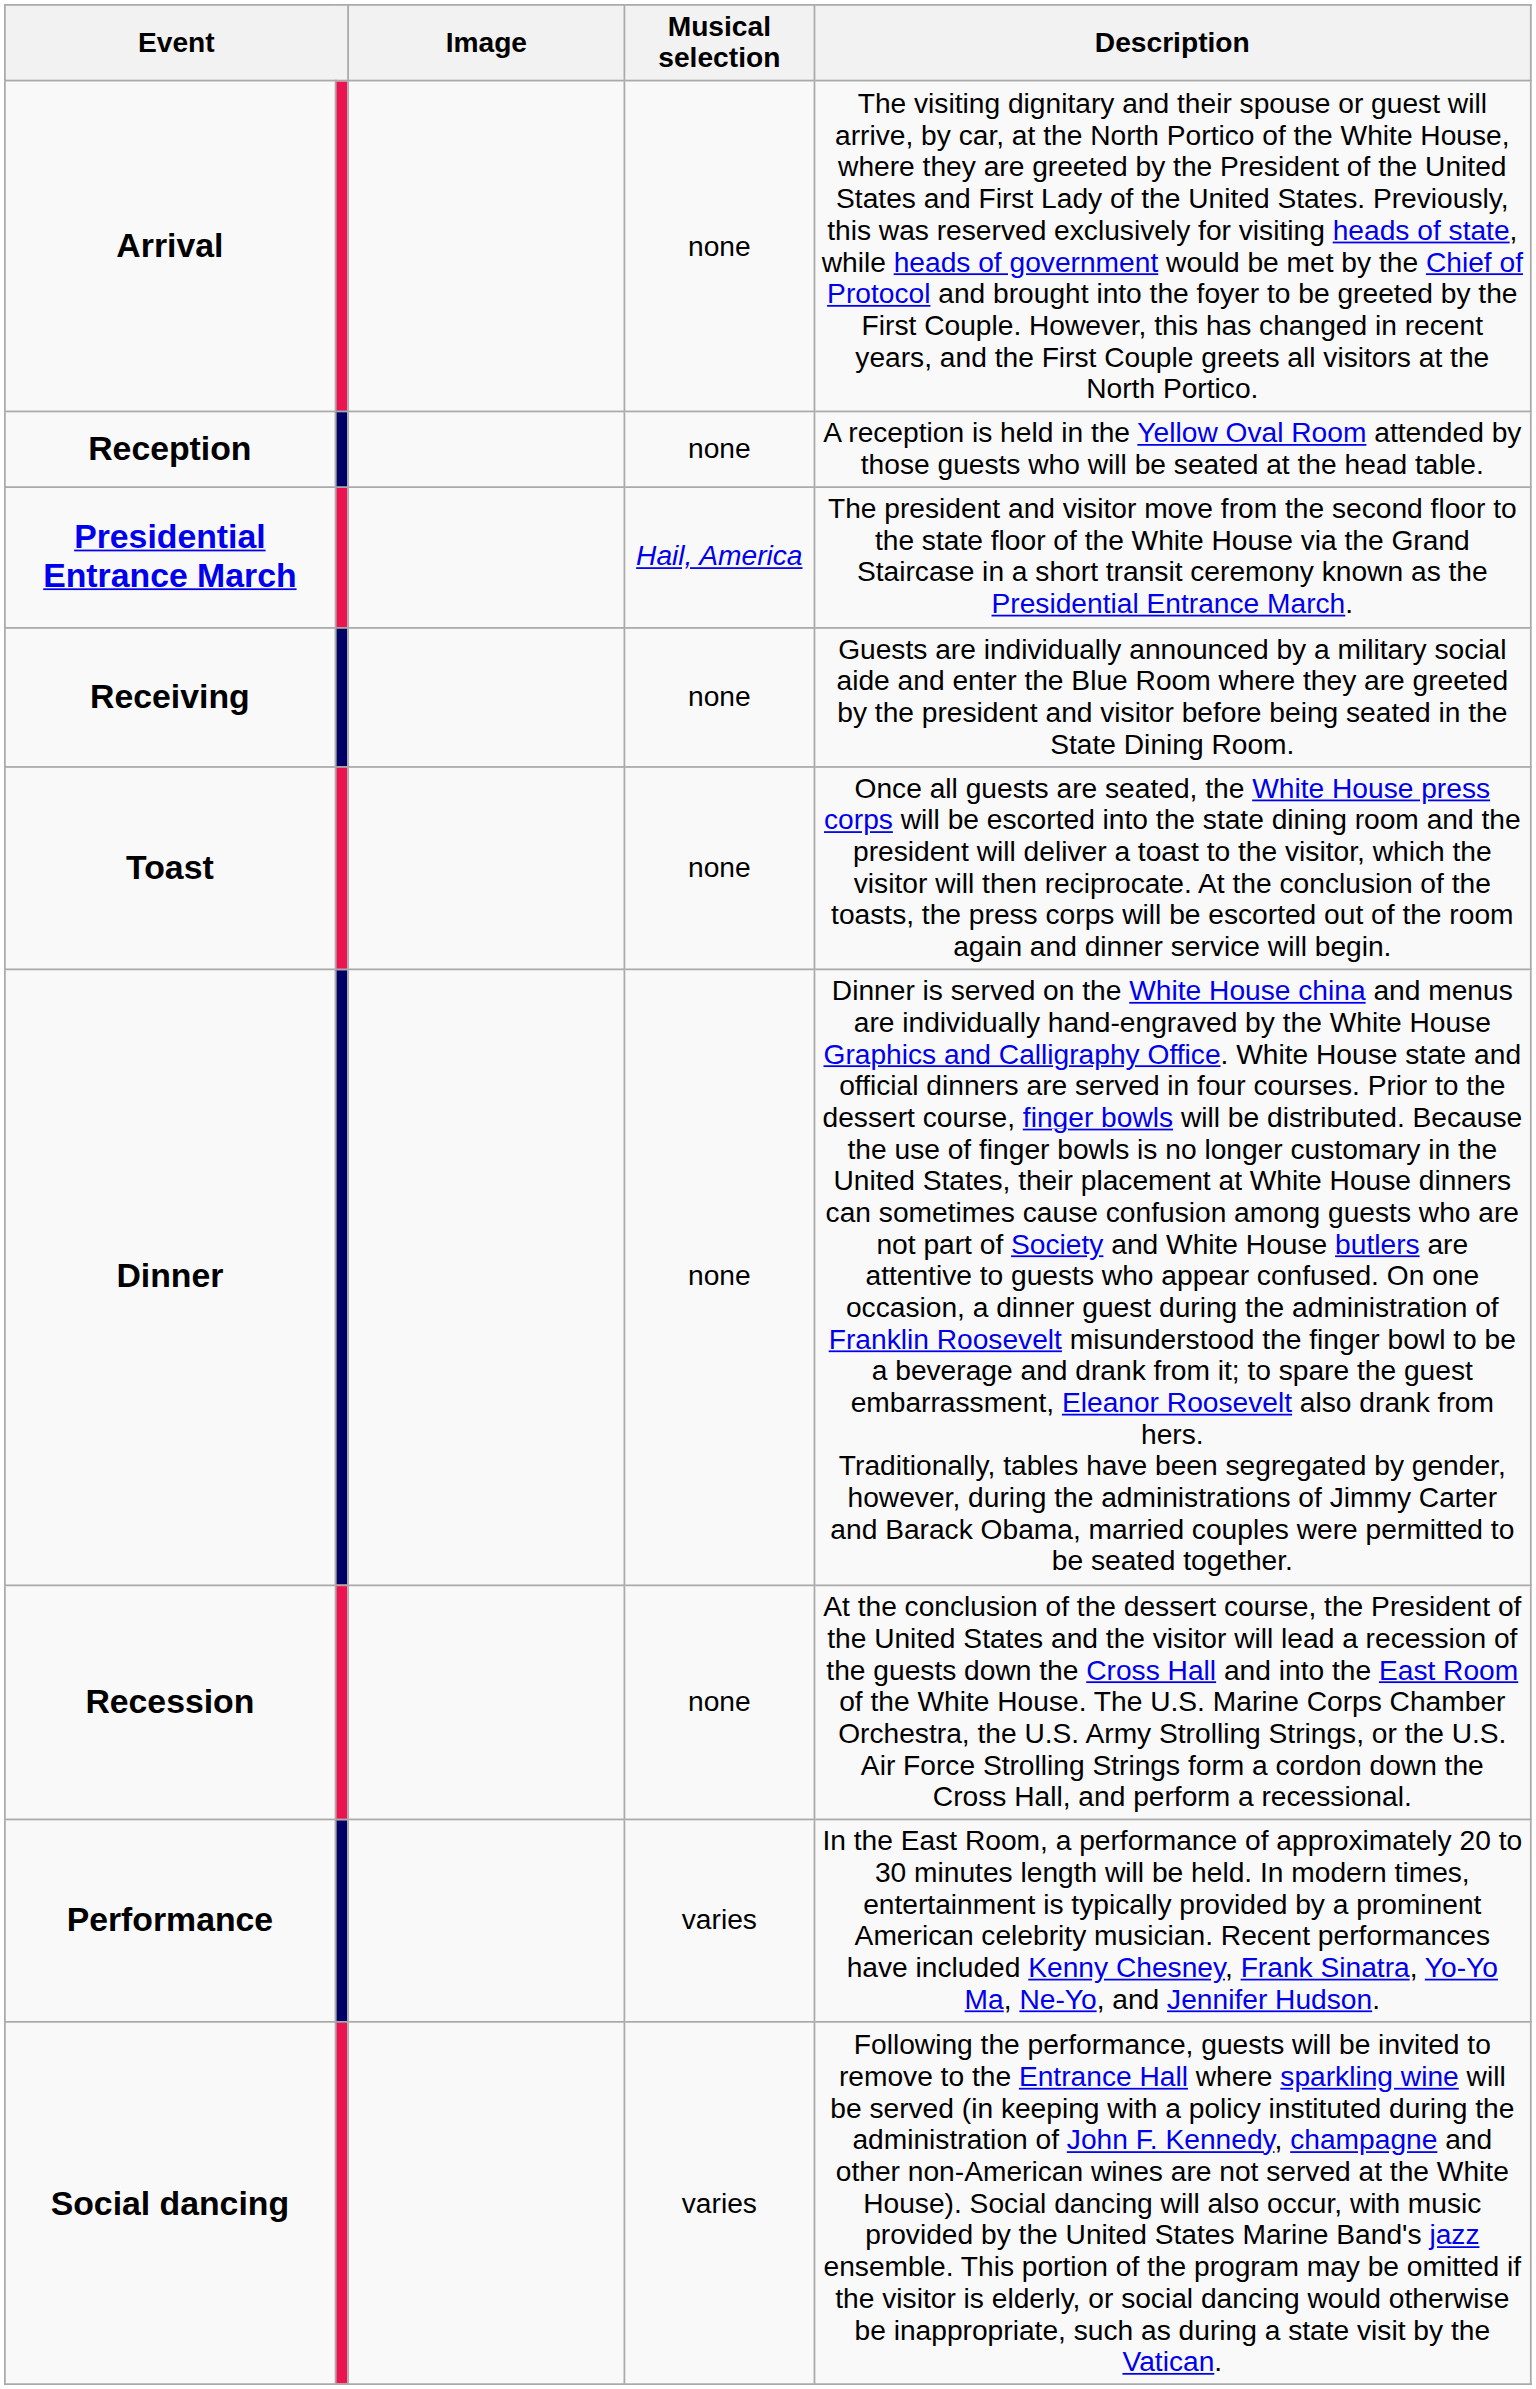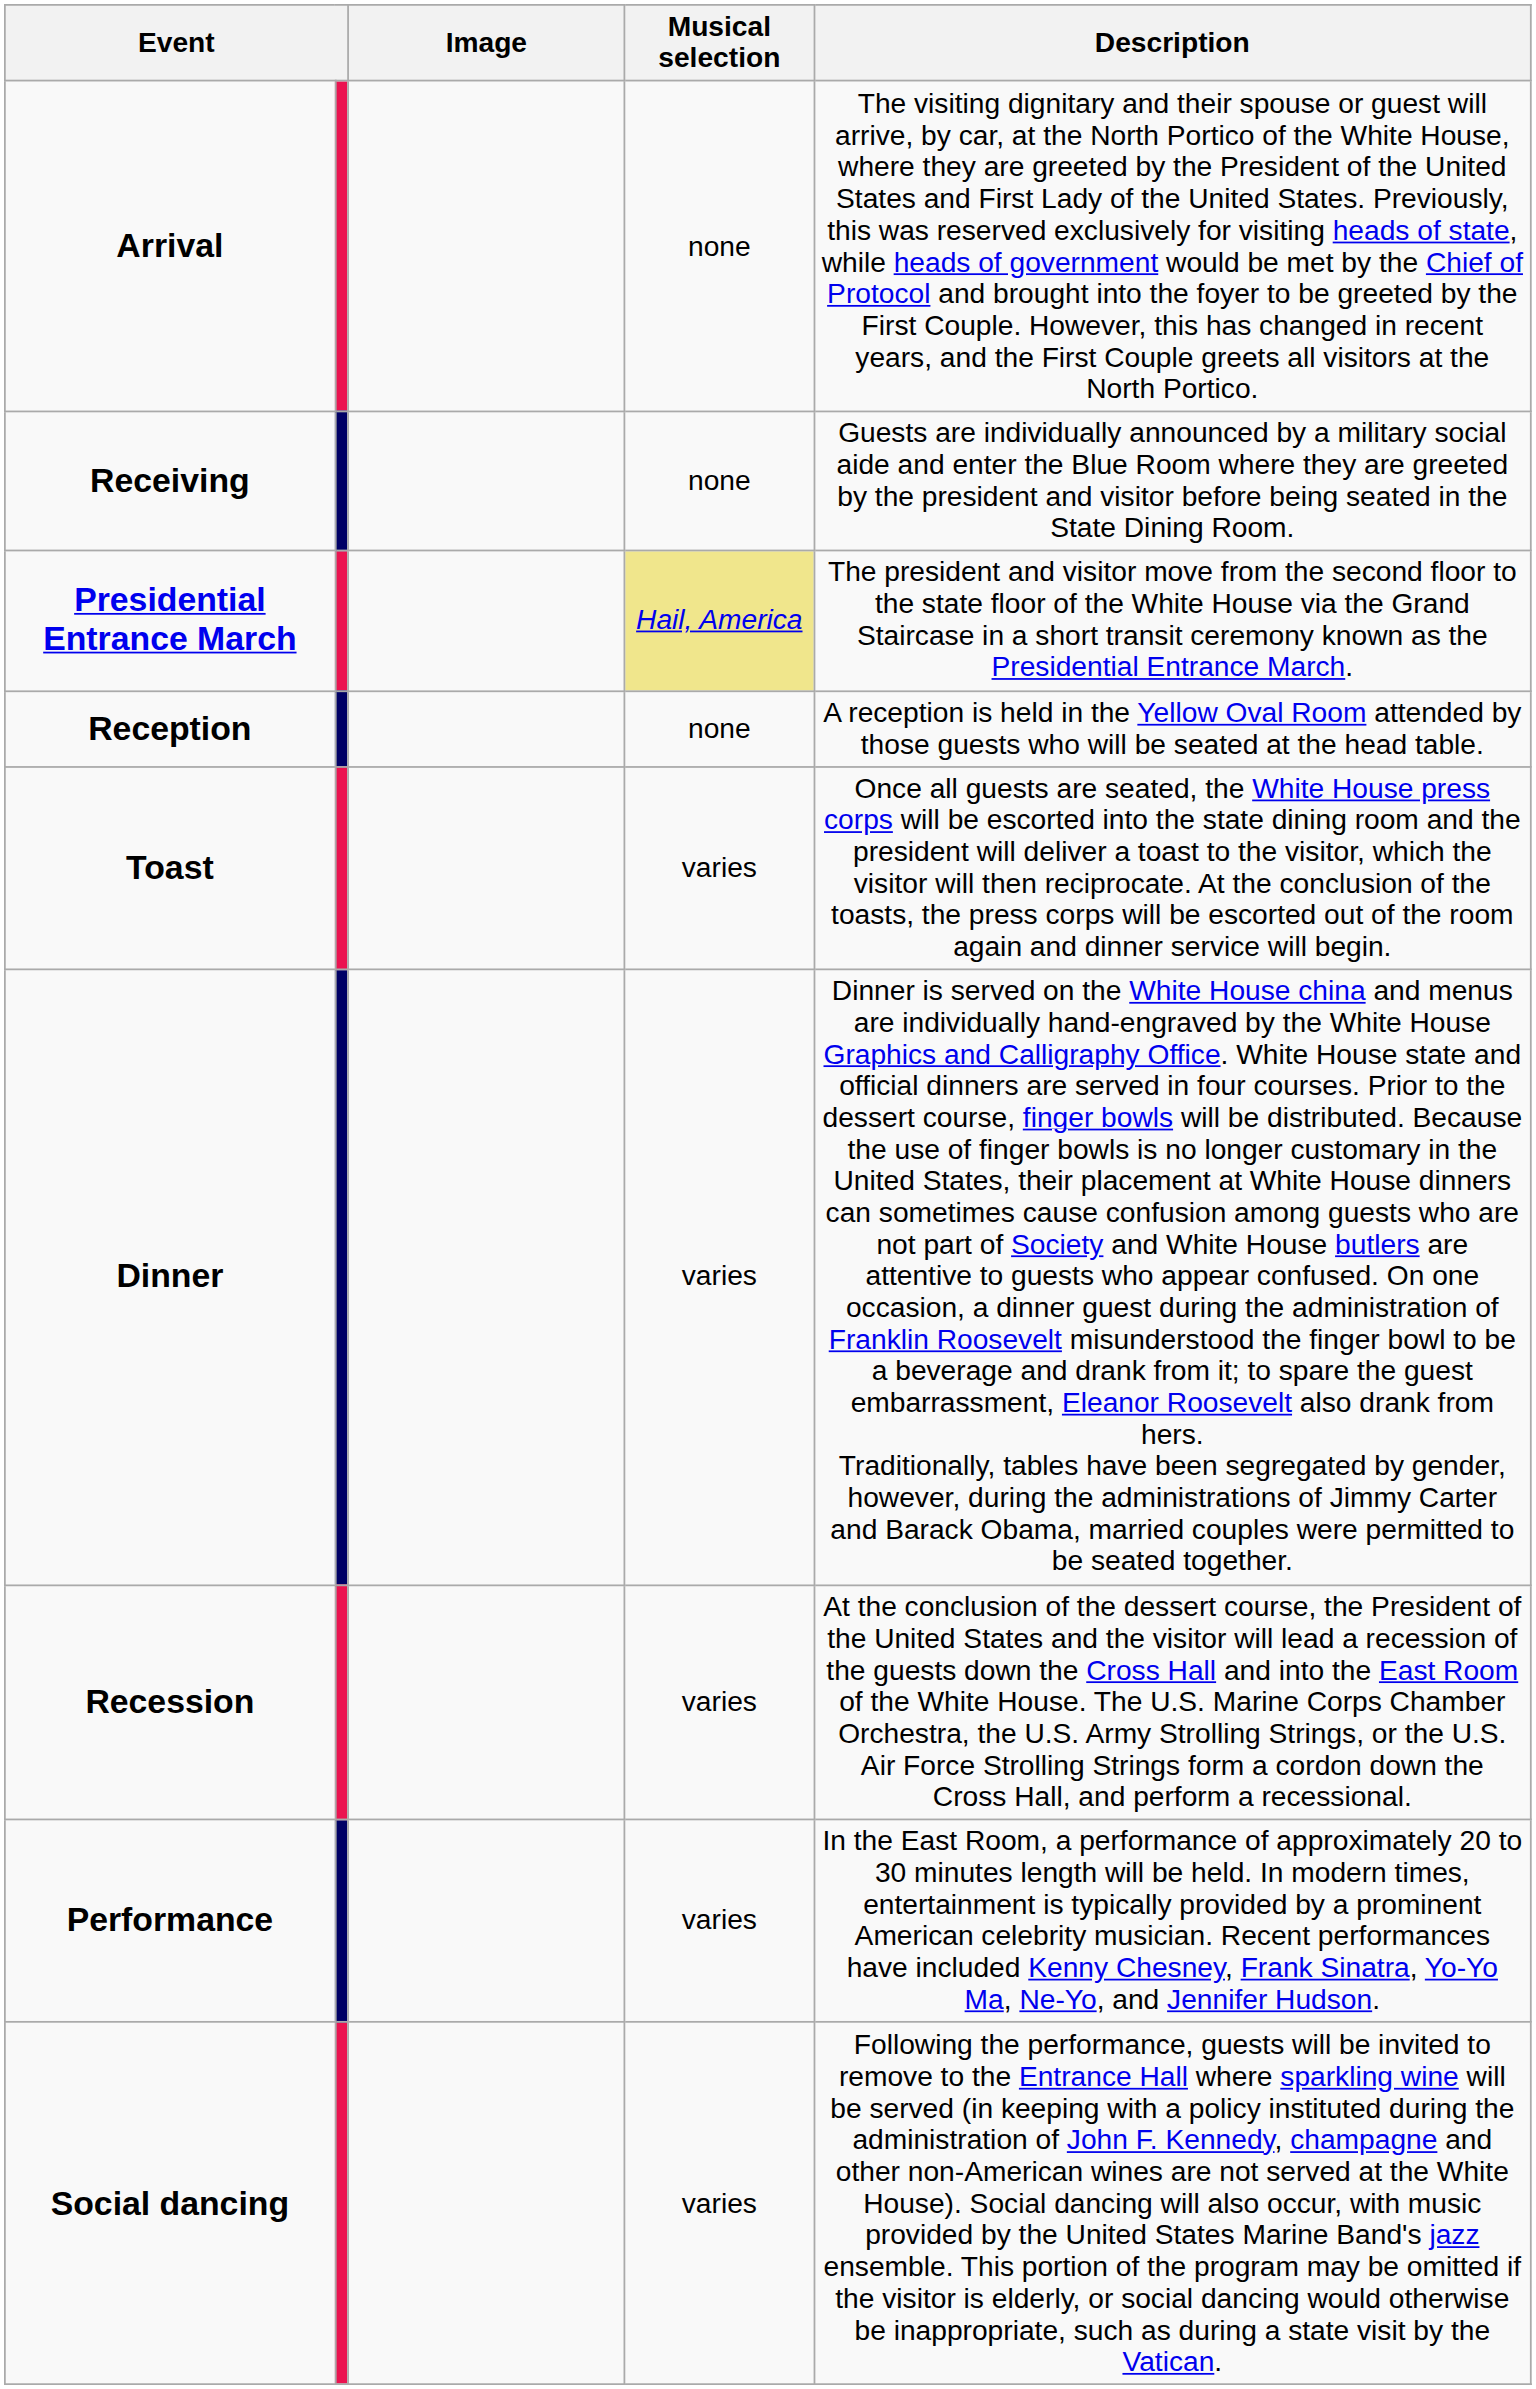rows swapped: (170, 448) <-> (170, 696)
(719, 556) no background -> (719, 620) khaki background
(719, 867) none -> (719, 867) varies
(719, 1276) none -> (719, 1276) varies
(719, 1701) none -> (719, 1701) varies
